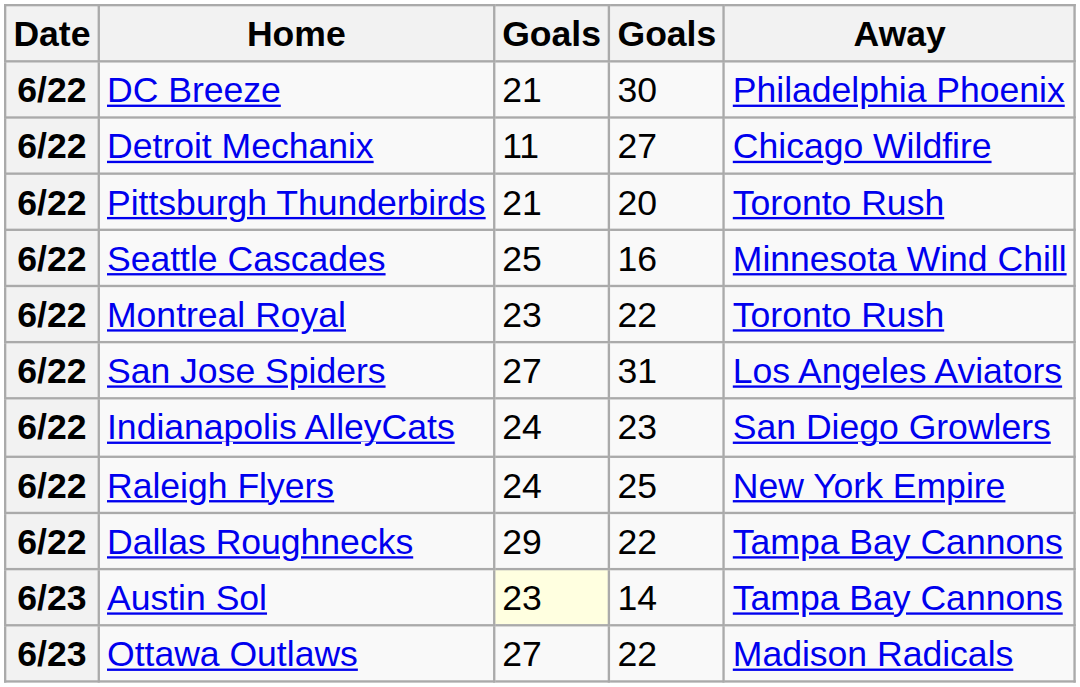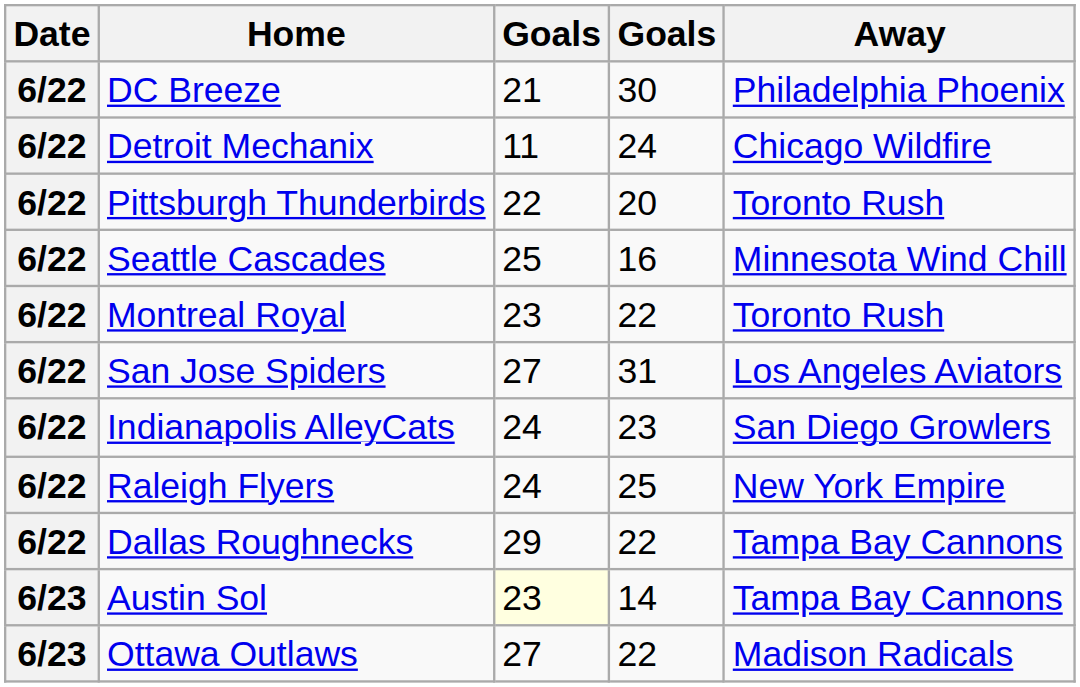(637, 146) 27 -> (637, 146) 24
(522, 202) 21 -> (522, 202) 22
